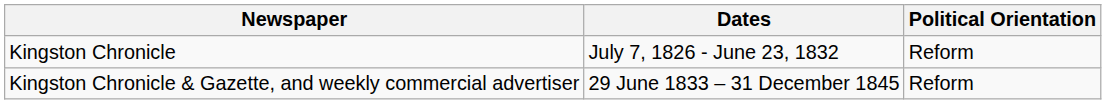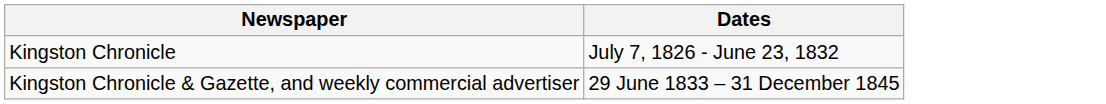- column: (1002, 20)
